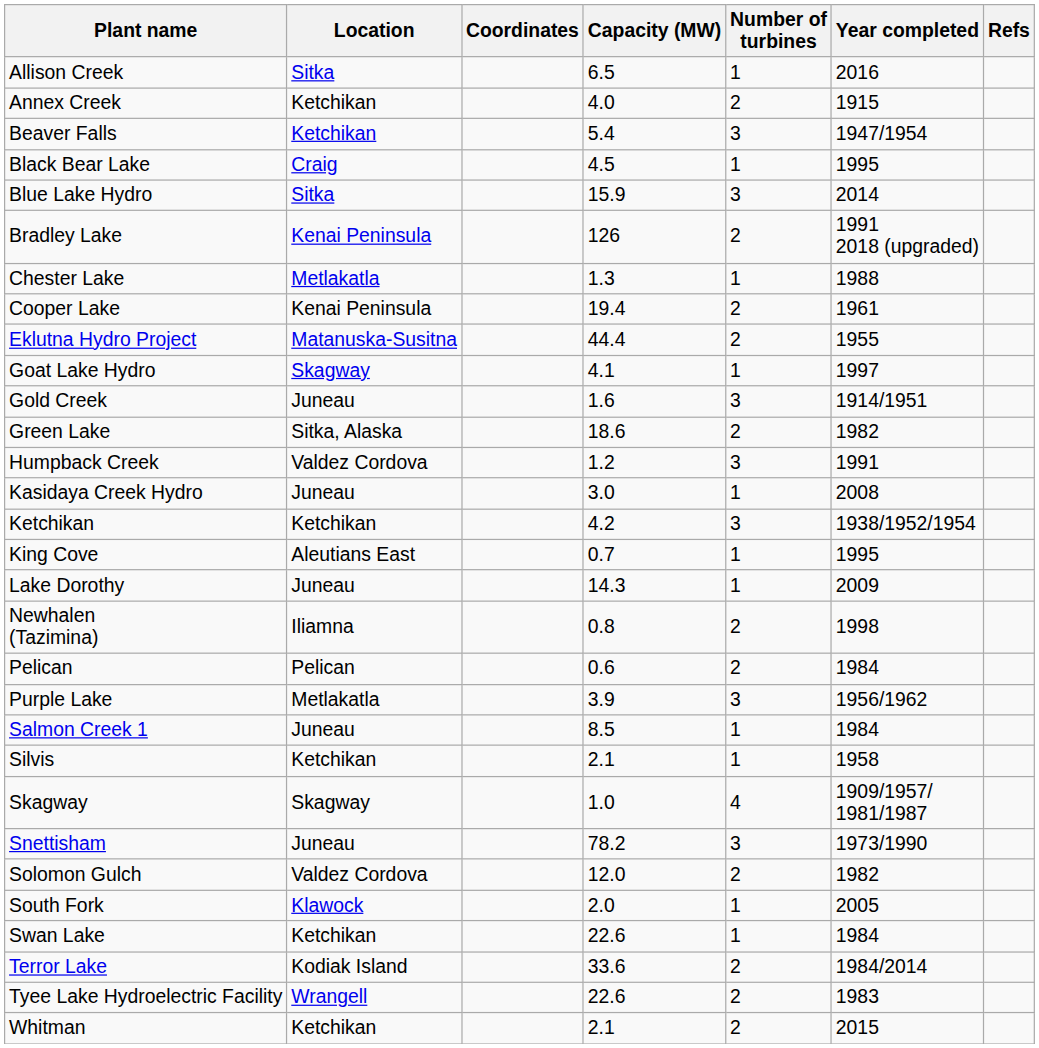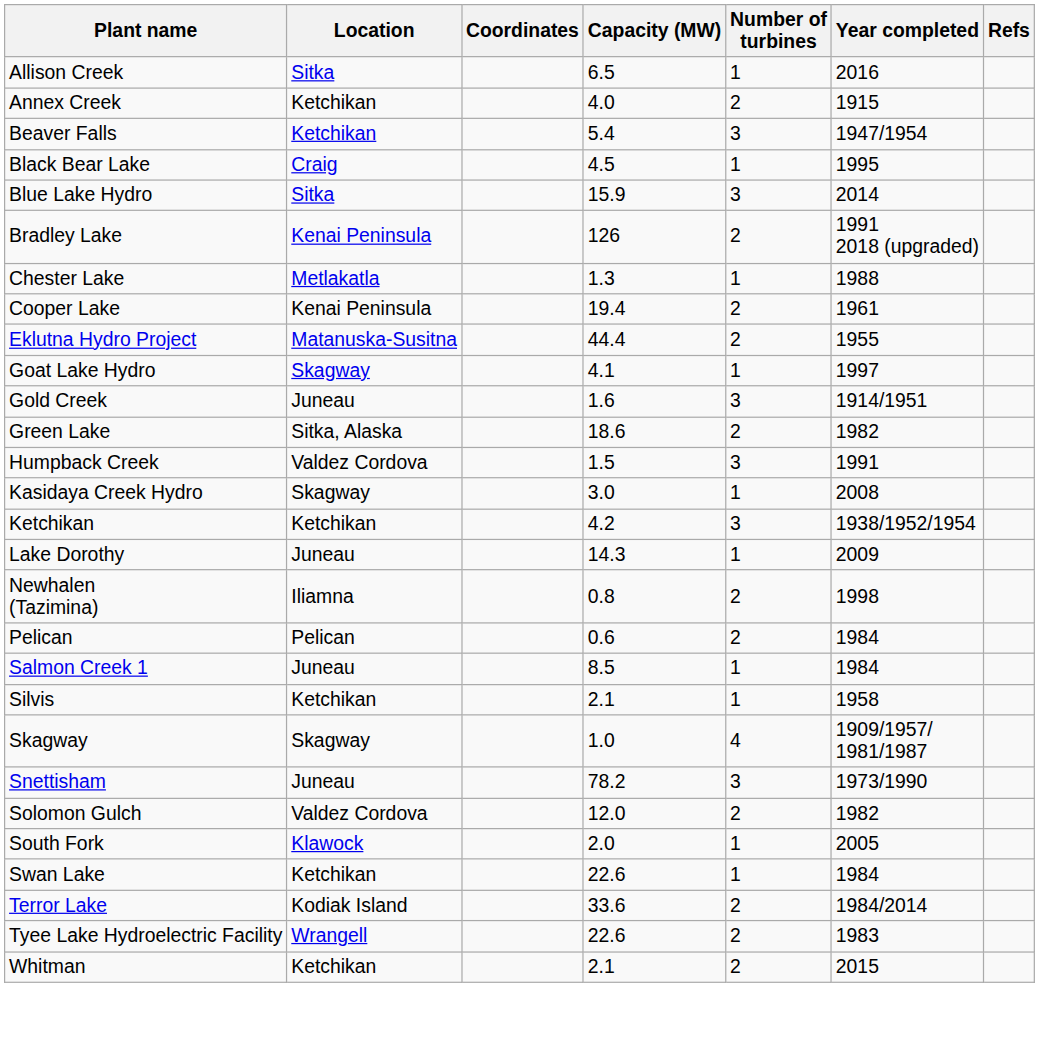(601, 462) 1.2 -> (601, 462) 1.5
(323, 493) Juneau -> (331, 493) Skagway
- row: (54, 554)
- row: (61, 699)
